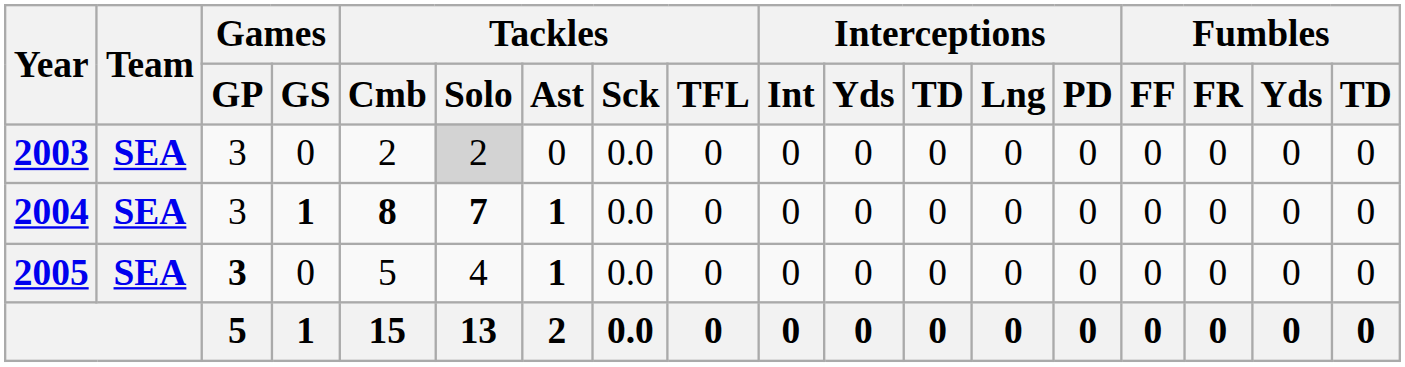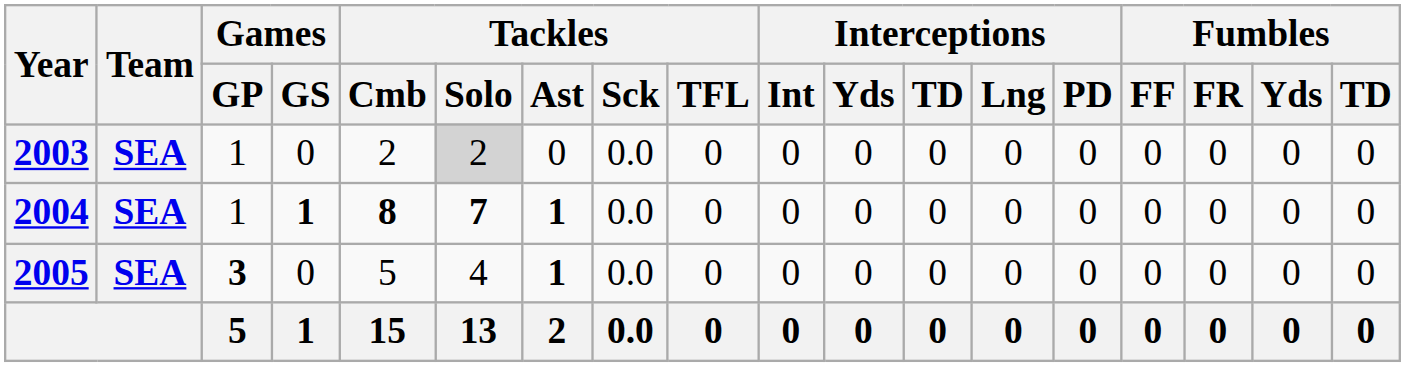(237, 152) 3 -> (237, 152) 1
(237, 212) 3 -> (237, 212) 1
